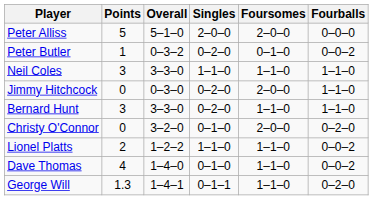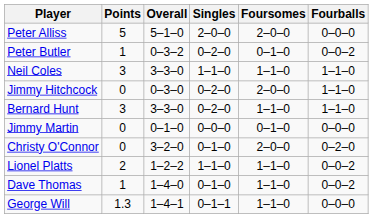+ row: (43, 128)
(123, 166) 4 -> (123, 185) 1
(338, 185) 0–2–0 -> (338, 204) 0–0–0
